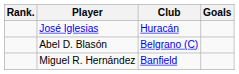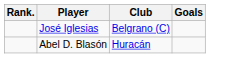(160, 28) Huracán -> (141, 28) Belgrano (C)
(169, 45) Belgrano (C) -> (131, 45) Huracán
- row: (87, 61)
